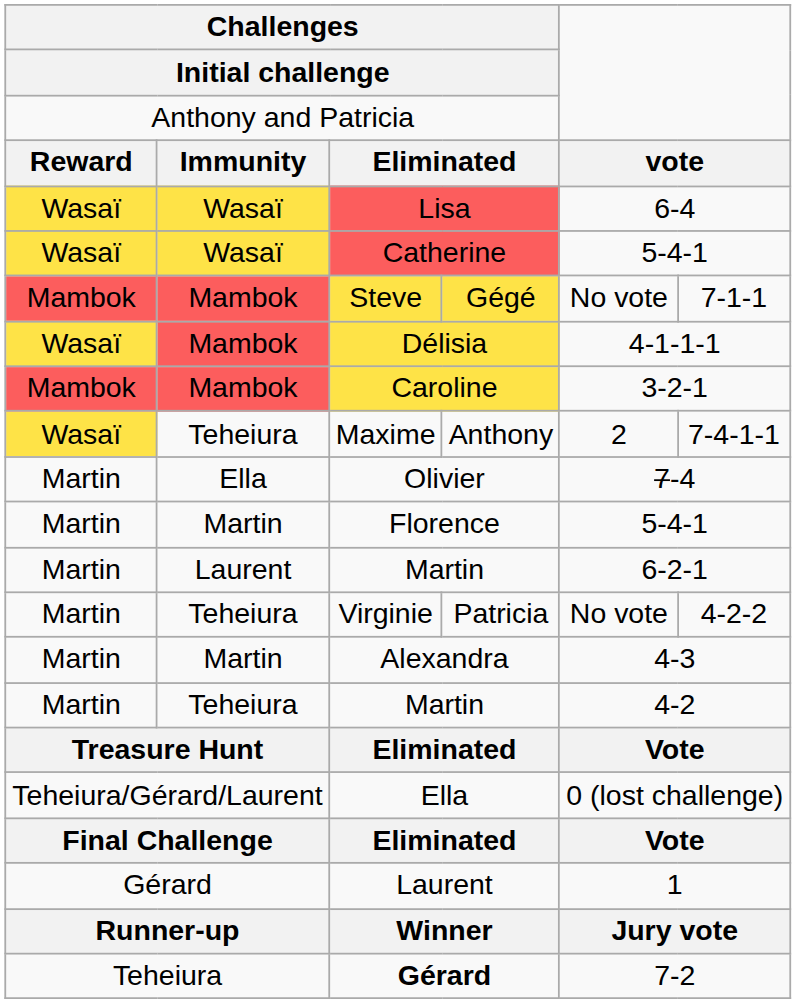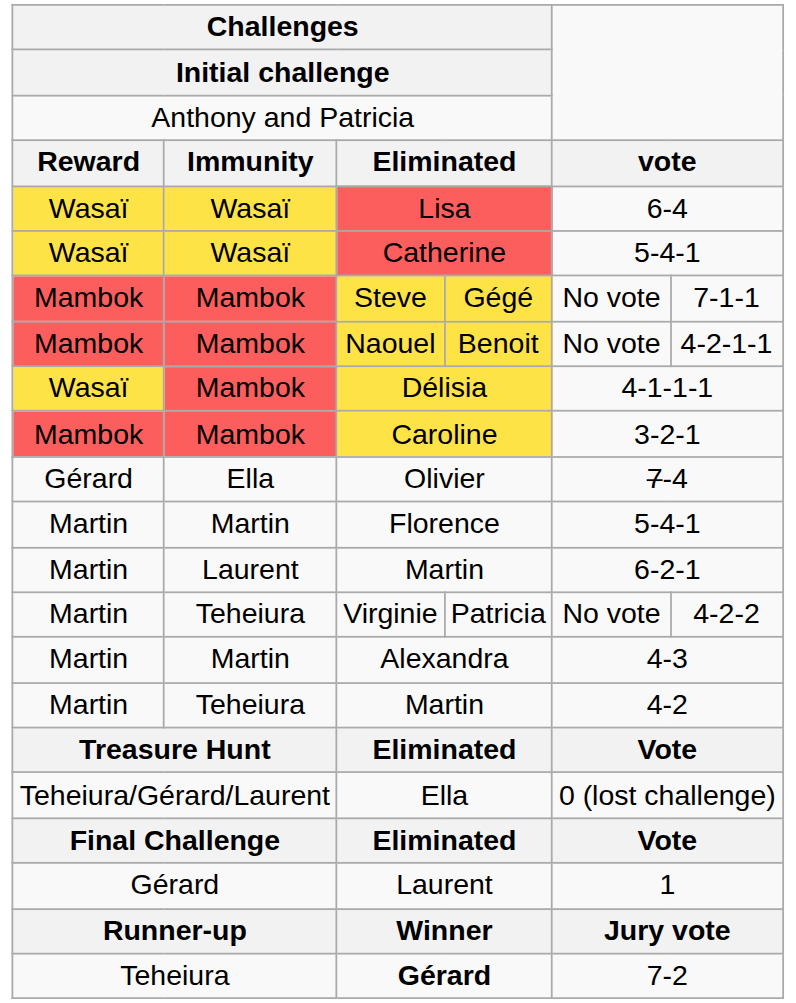+ row: (250, 343)
- row: (243, 433)
(81, 478) Martin -> (89, 478) Gérard
